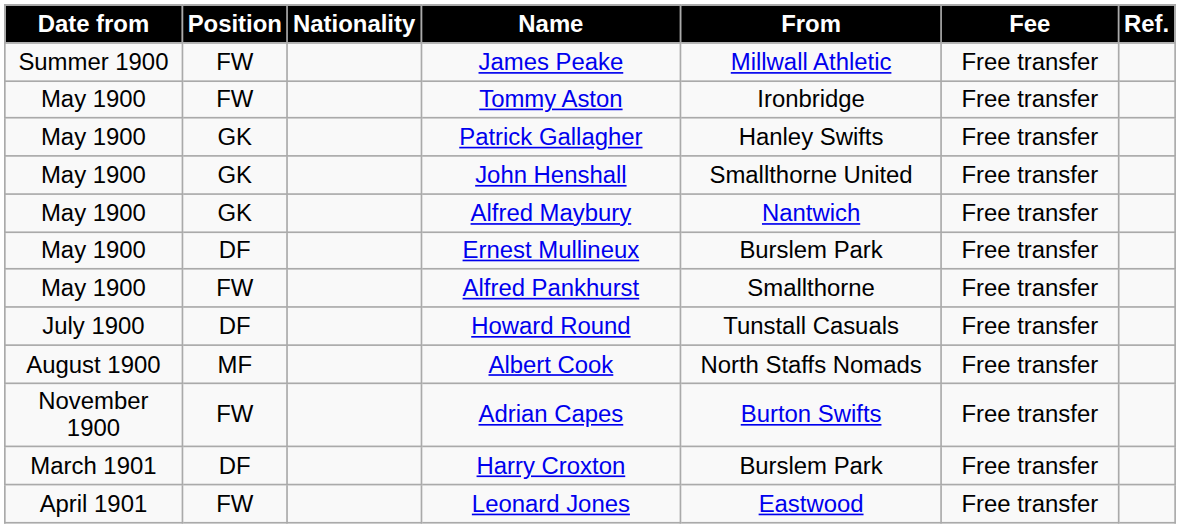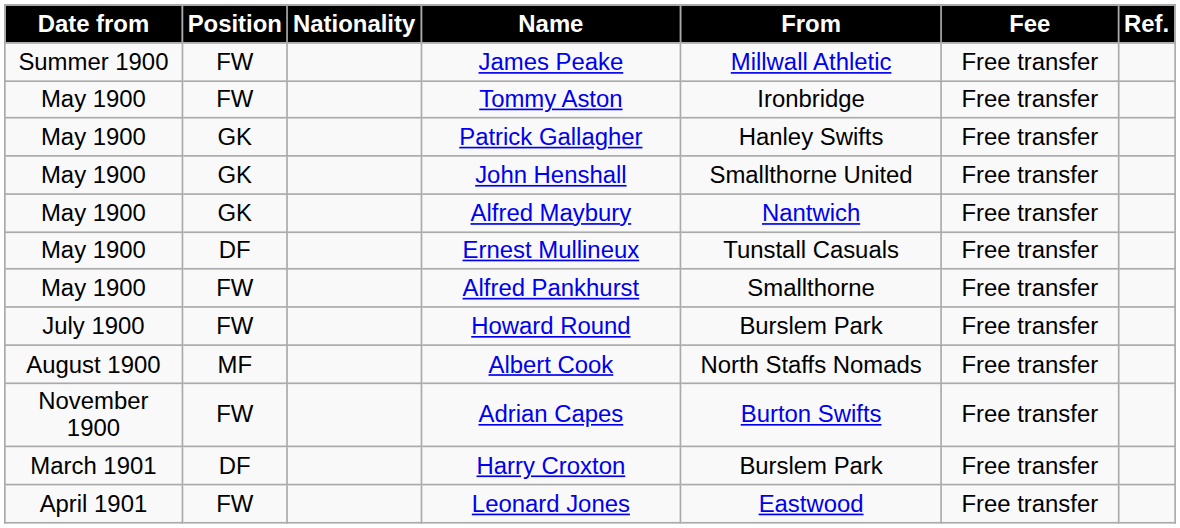(811, 251) Burslem Park -> (811, 251) Tunstall Casuals
(235, 326) DF -> (235, 326) FW
(811, 326) Tunstall Casuals -> (811, 326) Burslem Park
